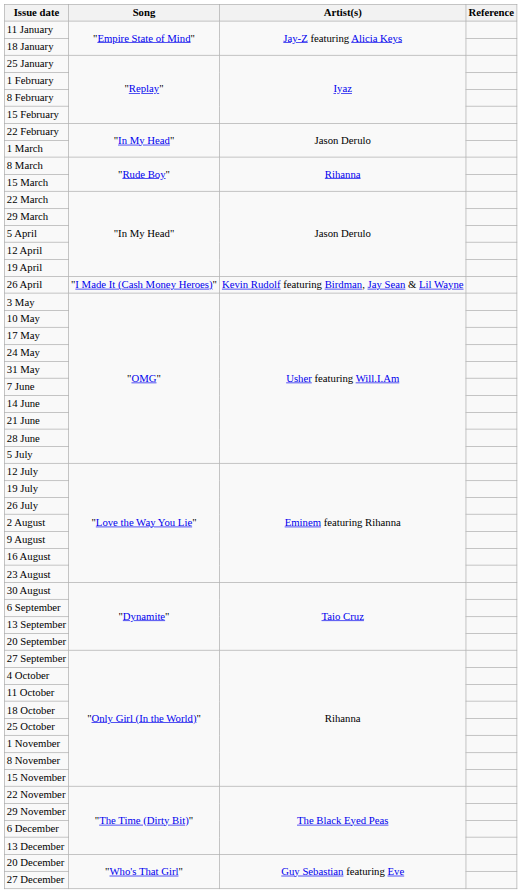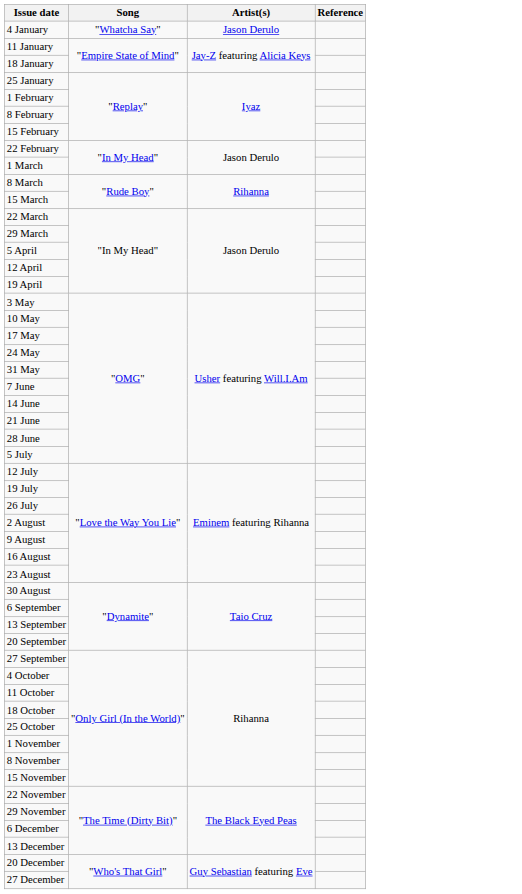+ row: (27, 30)
- row: (25, 285)
